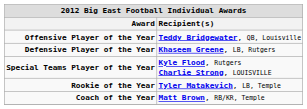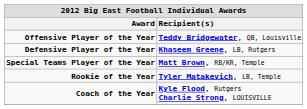(215, 67) Kyle Flood, Rutgers Charlie Strong, LOUISVILLE -> (212, 62) Matt Brown, RB/KR, Temple
(212, 98) Matt Brown, RB/KR, Temple -> (215, 93) Kyle Flood, Rutgers Charlie Strong, LOUISVILLE
